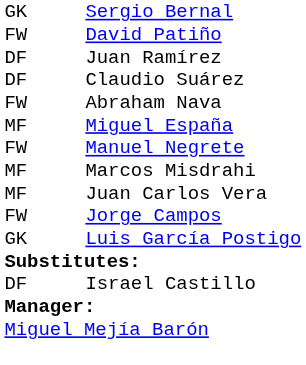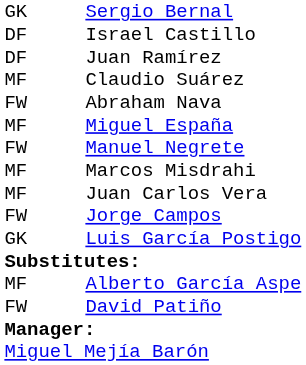rows swapped: (171, 284) <-> (154, 35)
(16, 80) DF -> (16, 80) MF
+ row: (193, 284)
